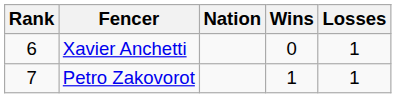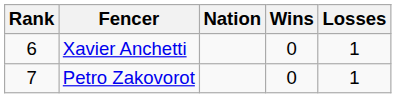(292, 78) 1 -> (292, 78) 0
